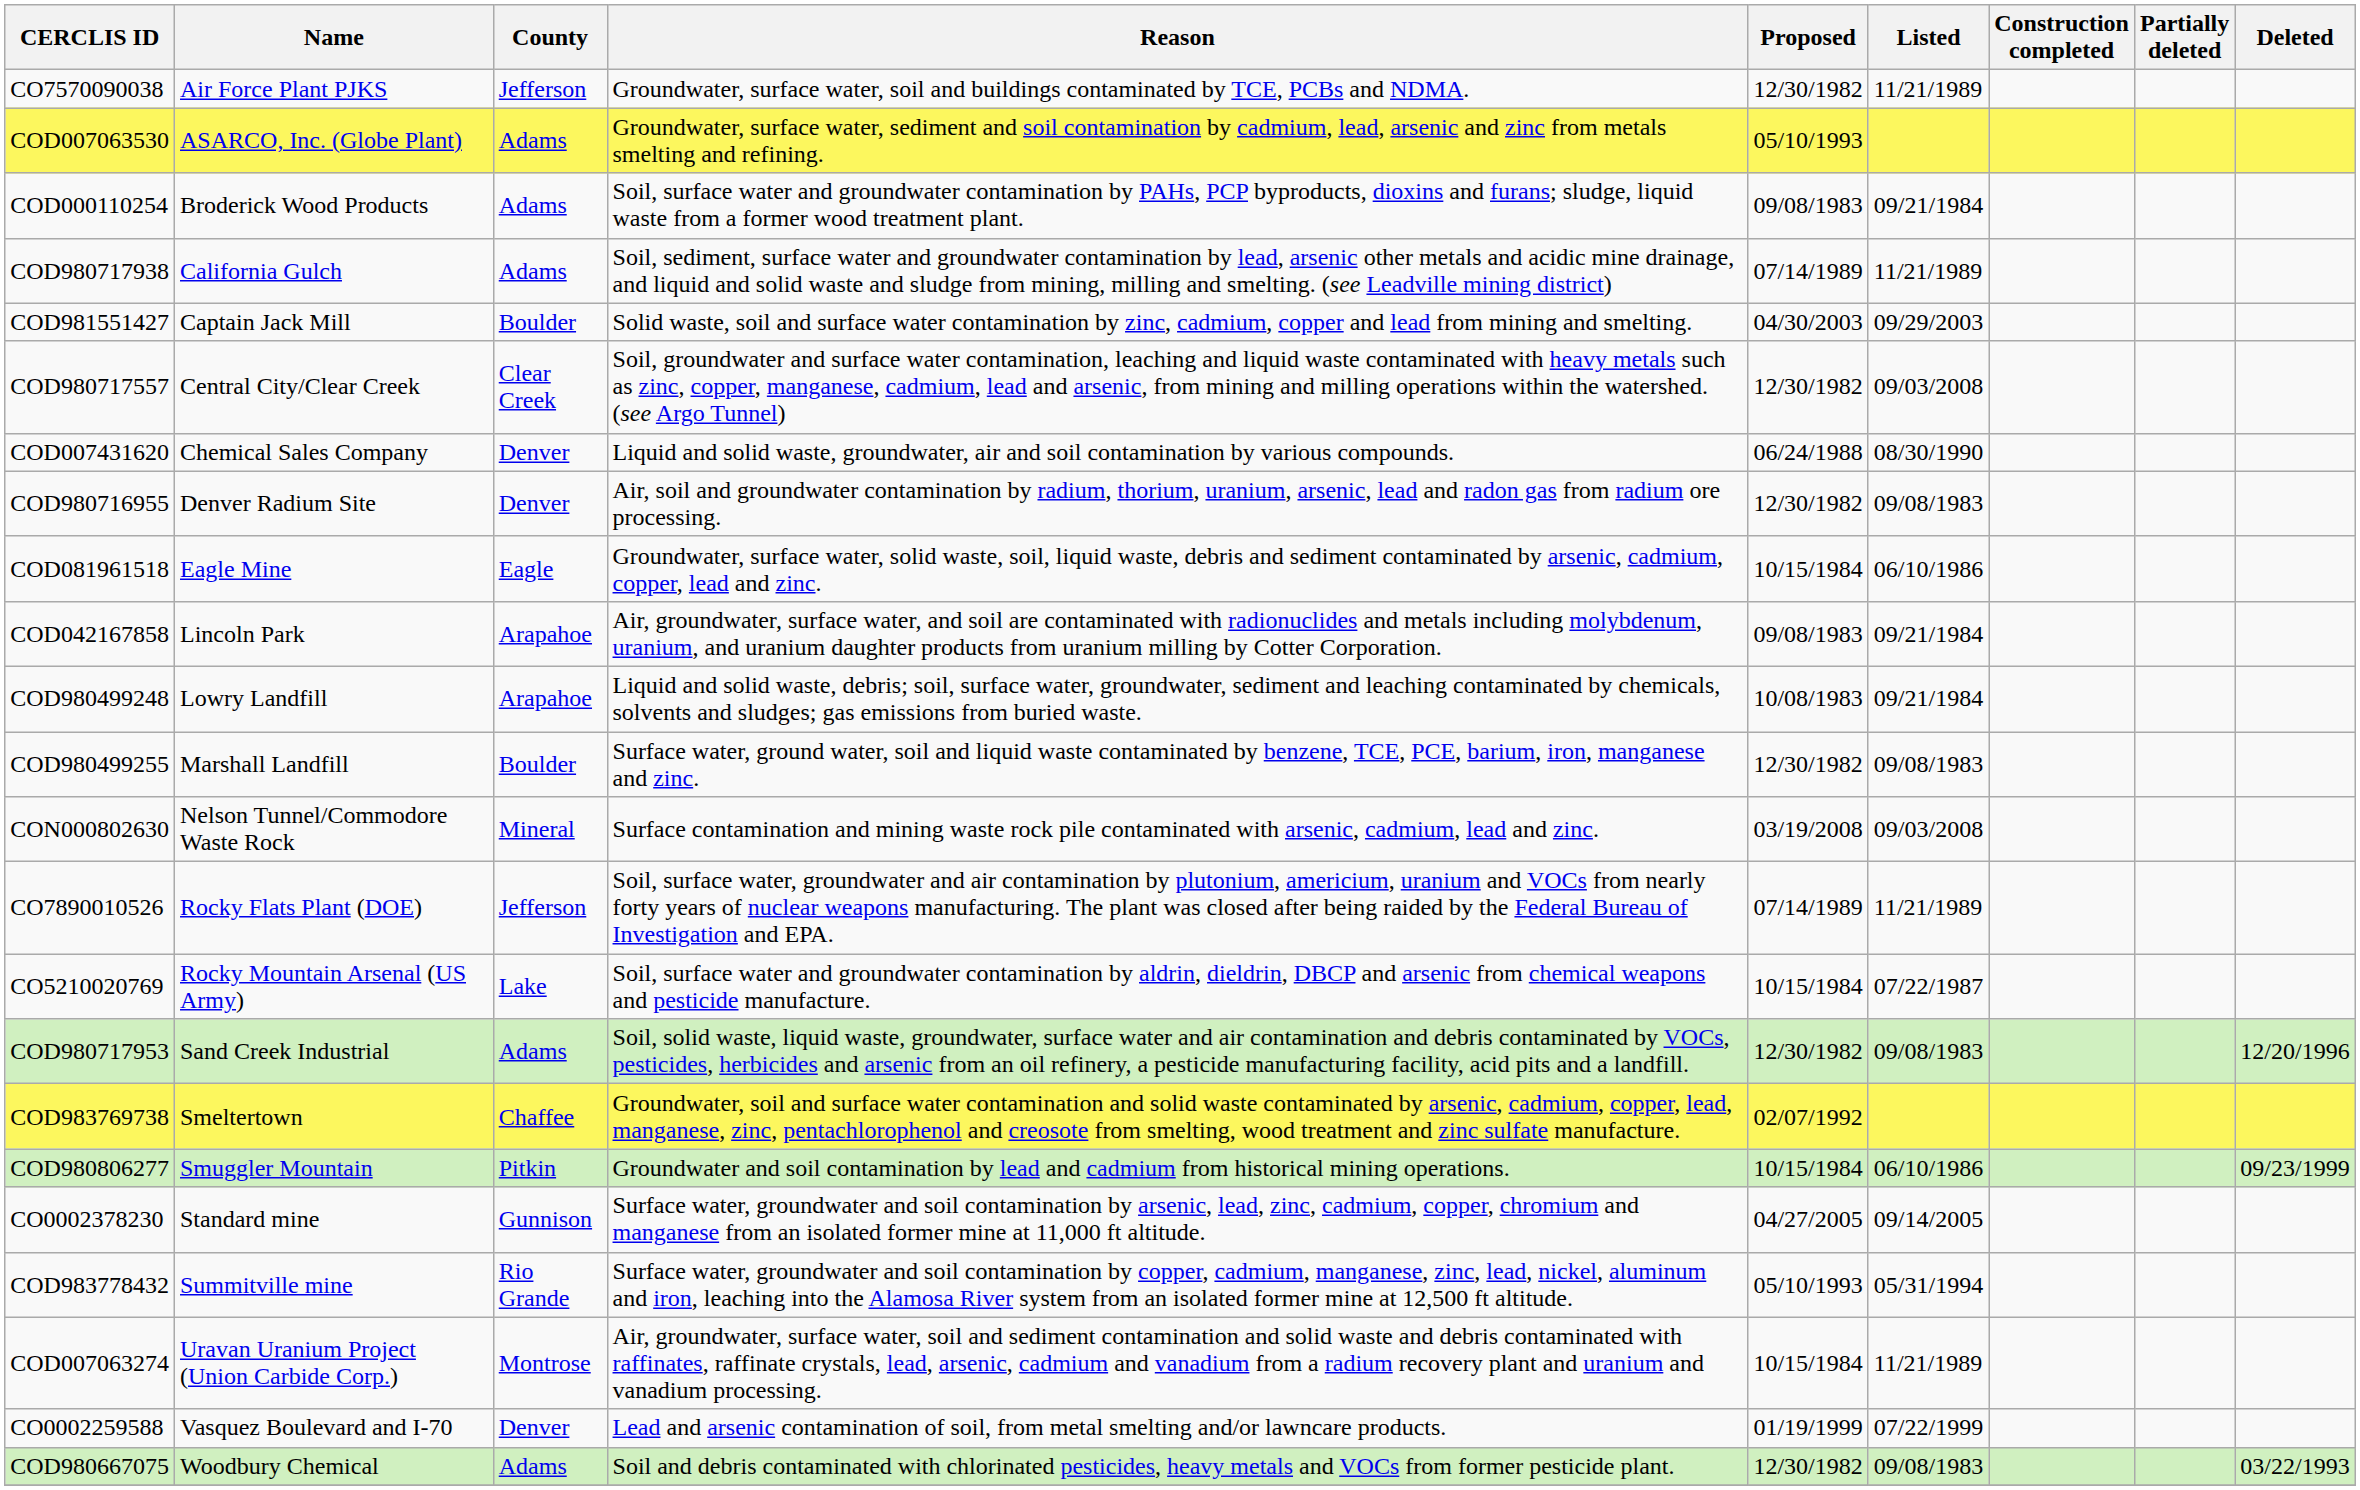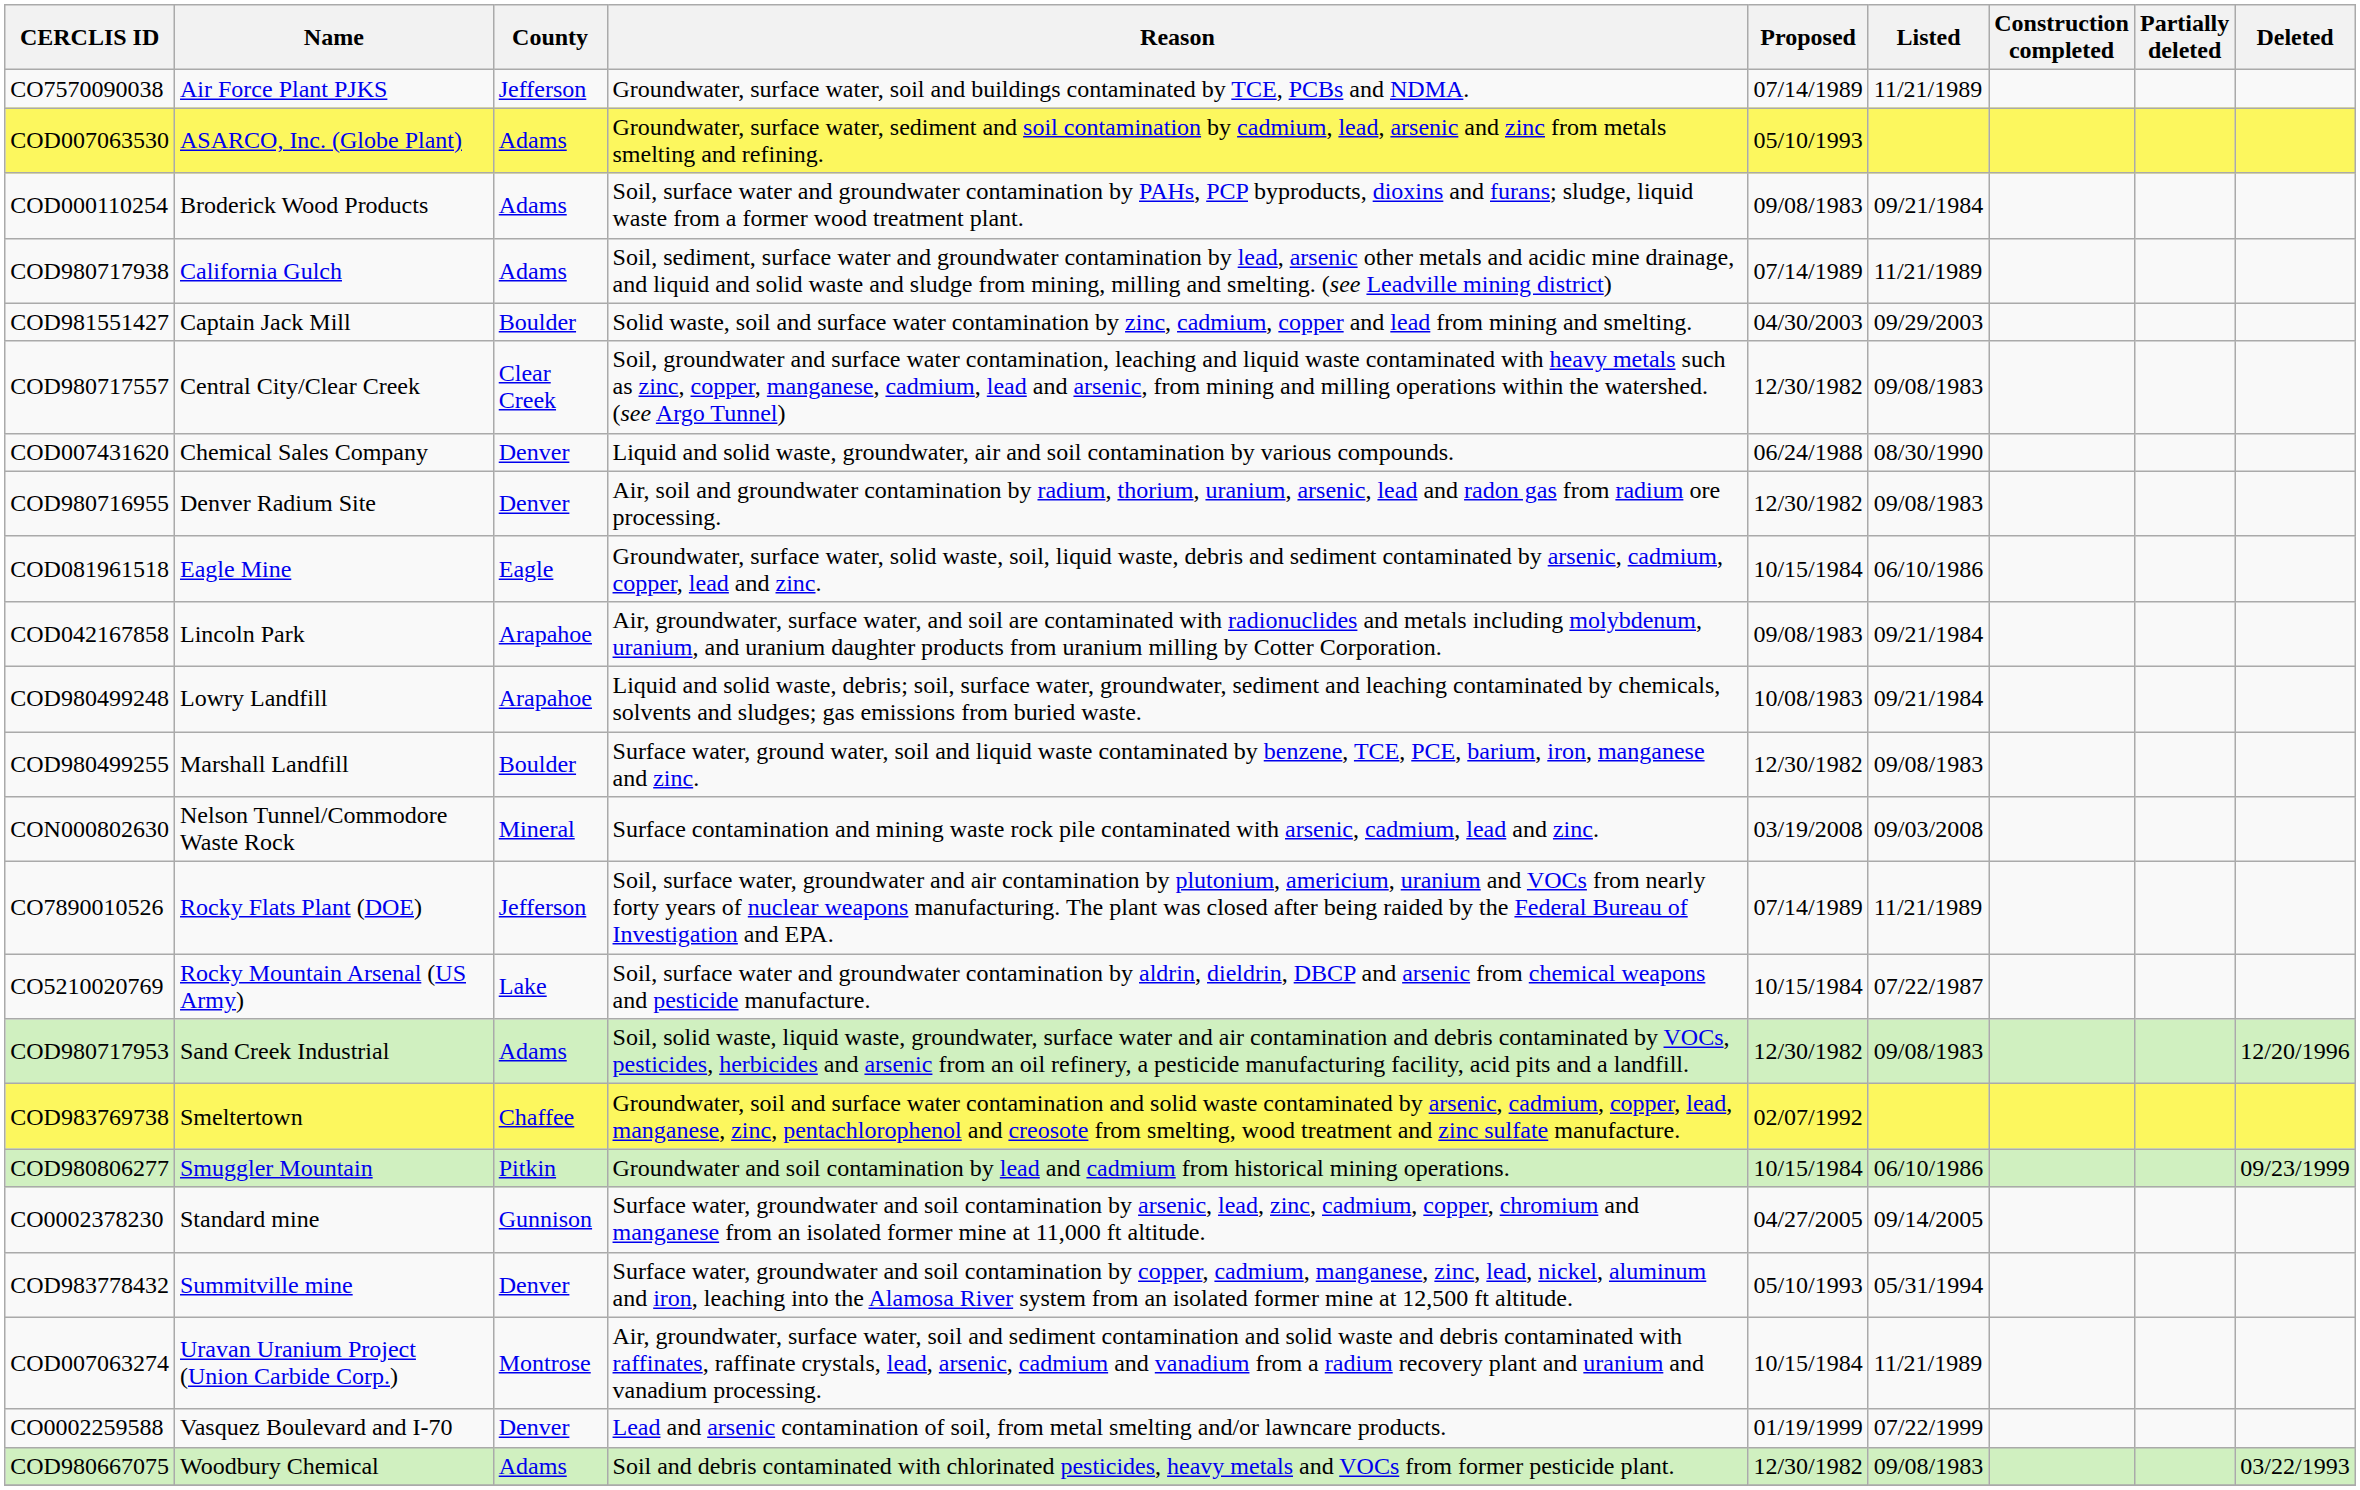(1808, 88) 12/30/1982 -> (1808, 88) 07/14/1989
(1929, 386) 09/03/2008 -> (1929, 386) 09/08/1983
(534, 1284) Rio Grande -> (534, 1284) Denver
